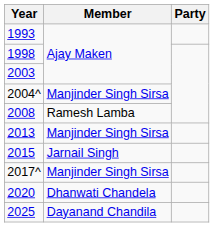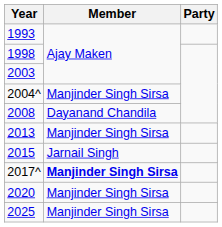(91, 113) Ramesh Lamba -> (101, 113) Dayanand Chandila
(108, 172) normal -> (112, 172) bold
(101, 192) Dhanwati Chandela -> (108, 192) Manjinder Singh Sirsa
(101, 212) Dayanand Chandila -> (108, 212) Manjinder Singh Sirsa
